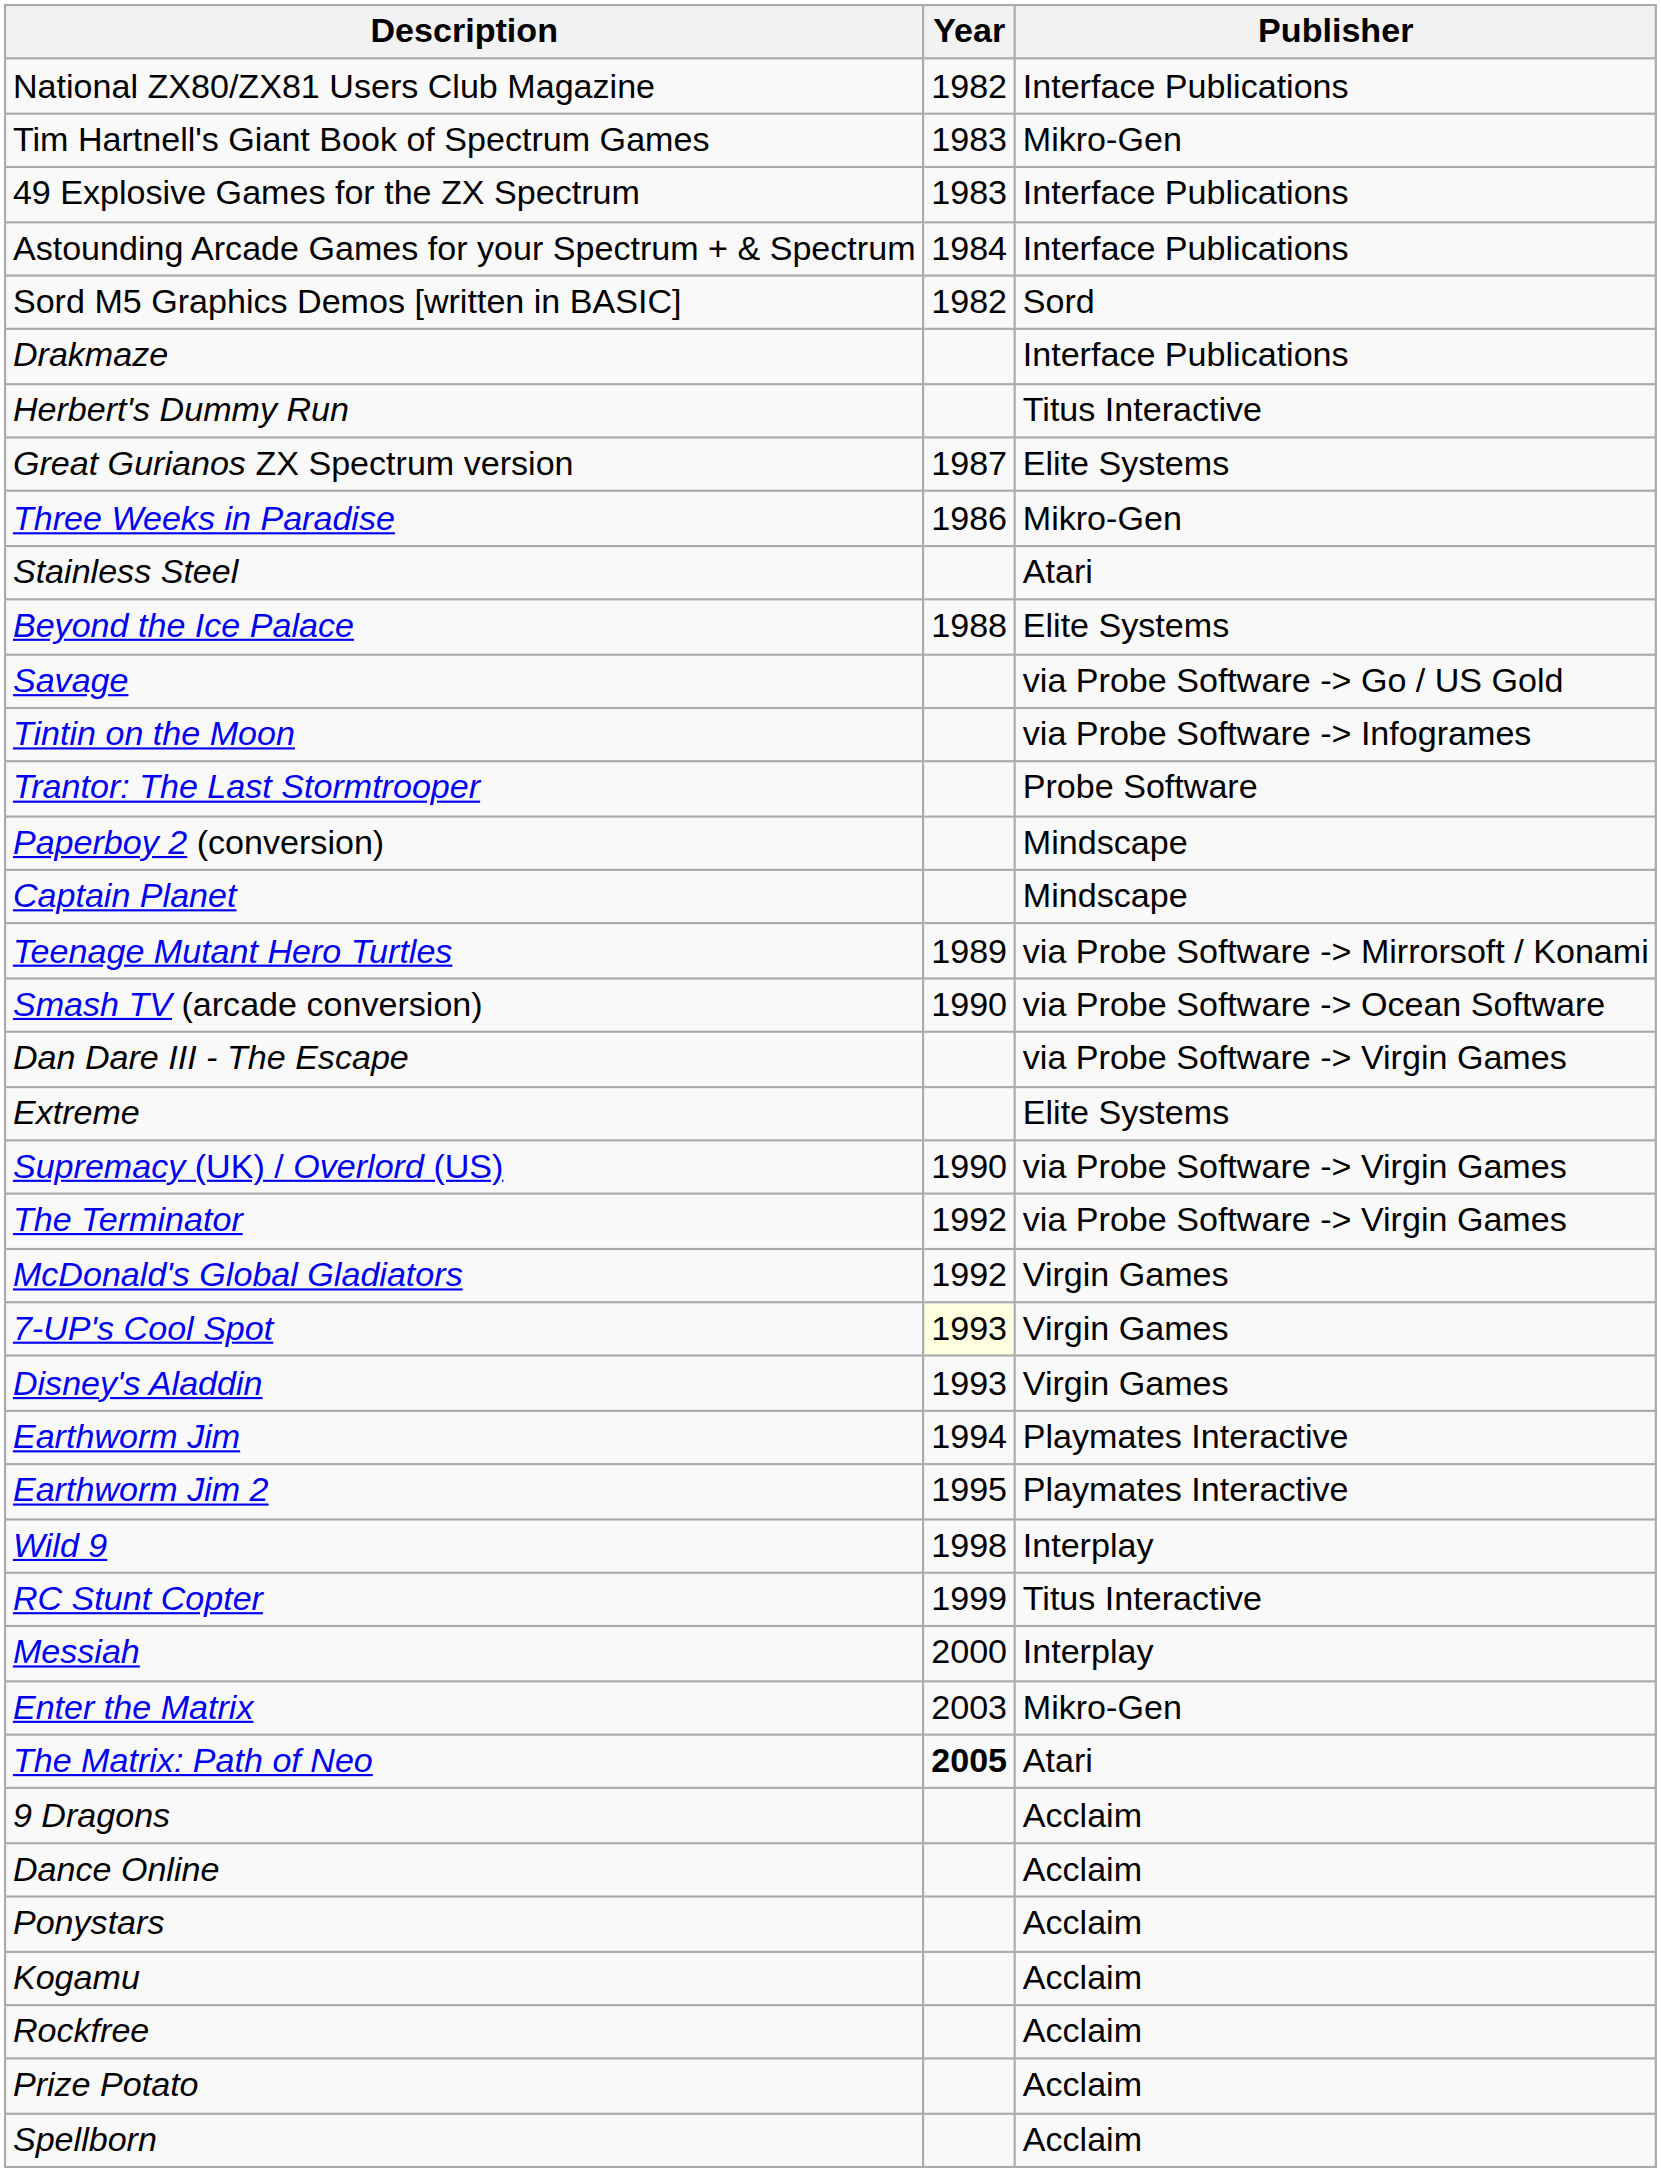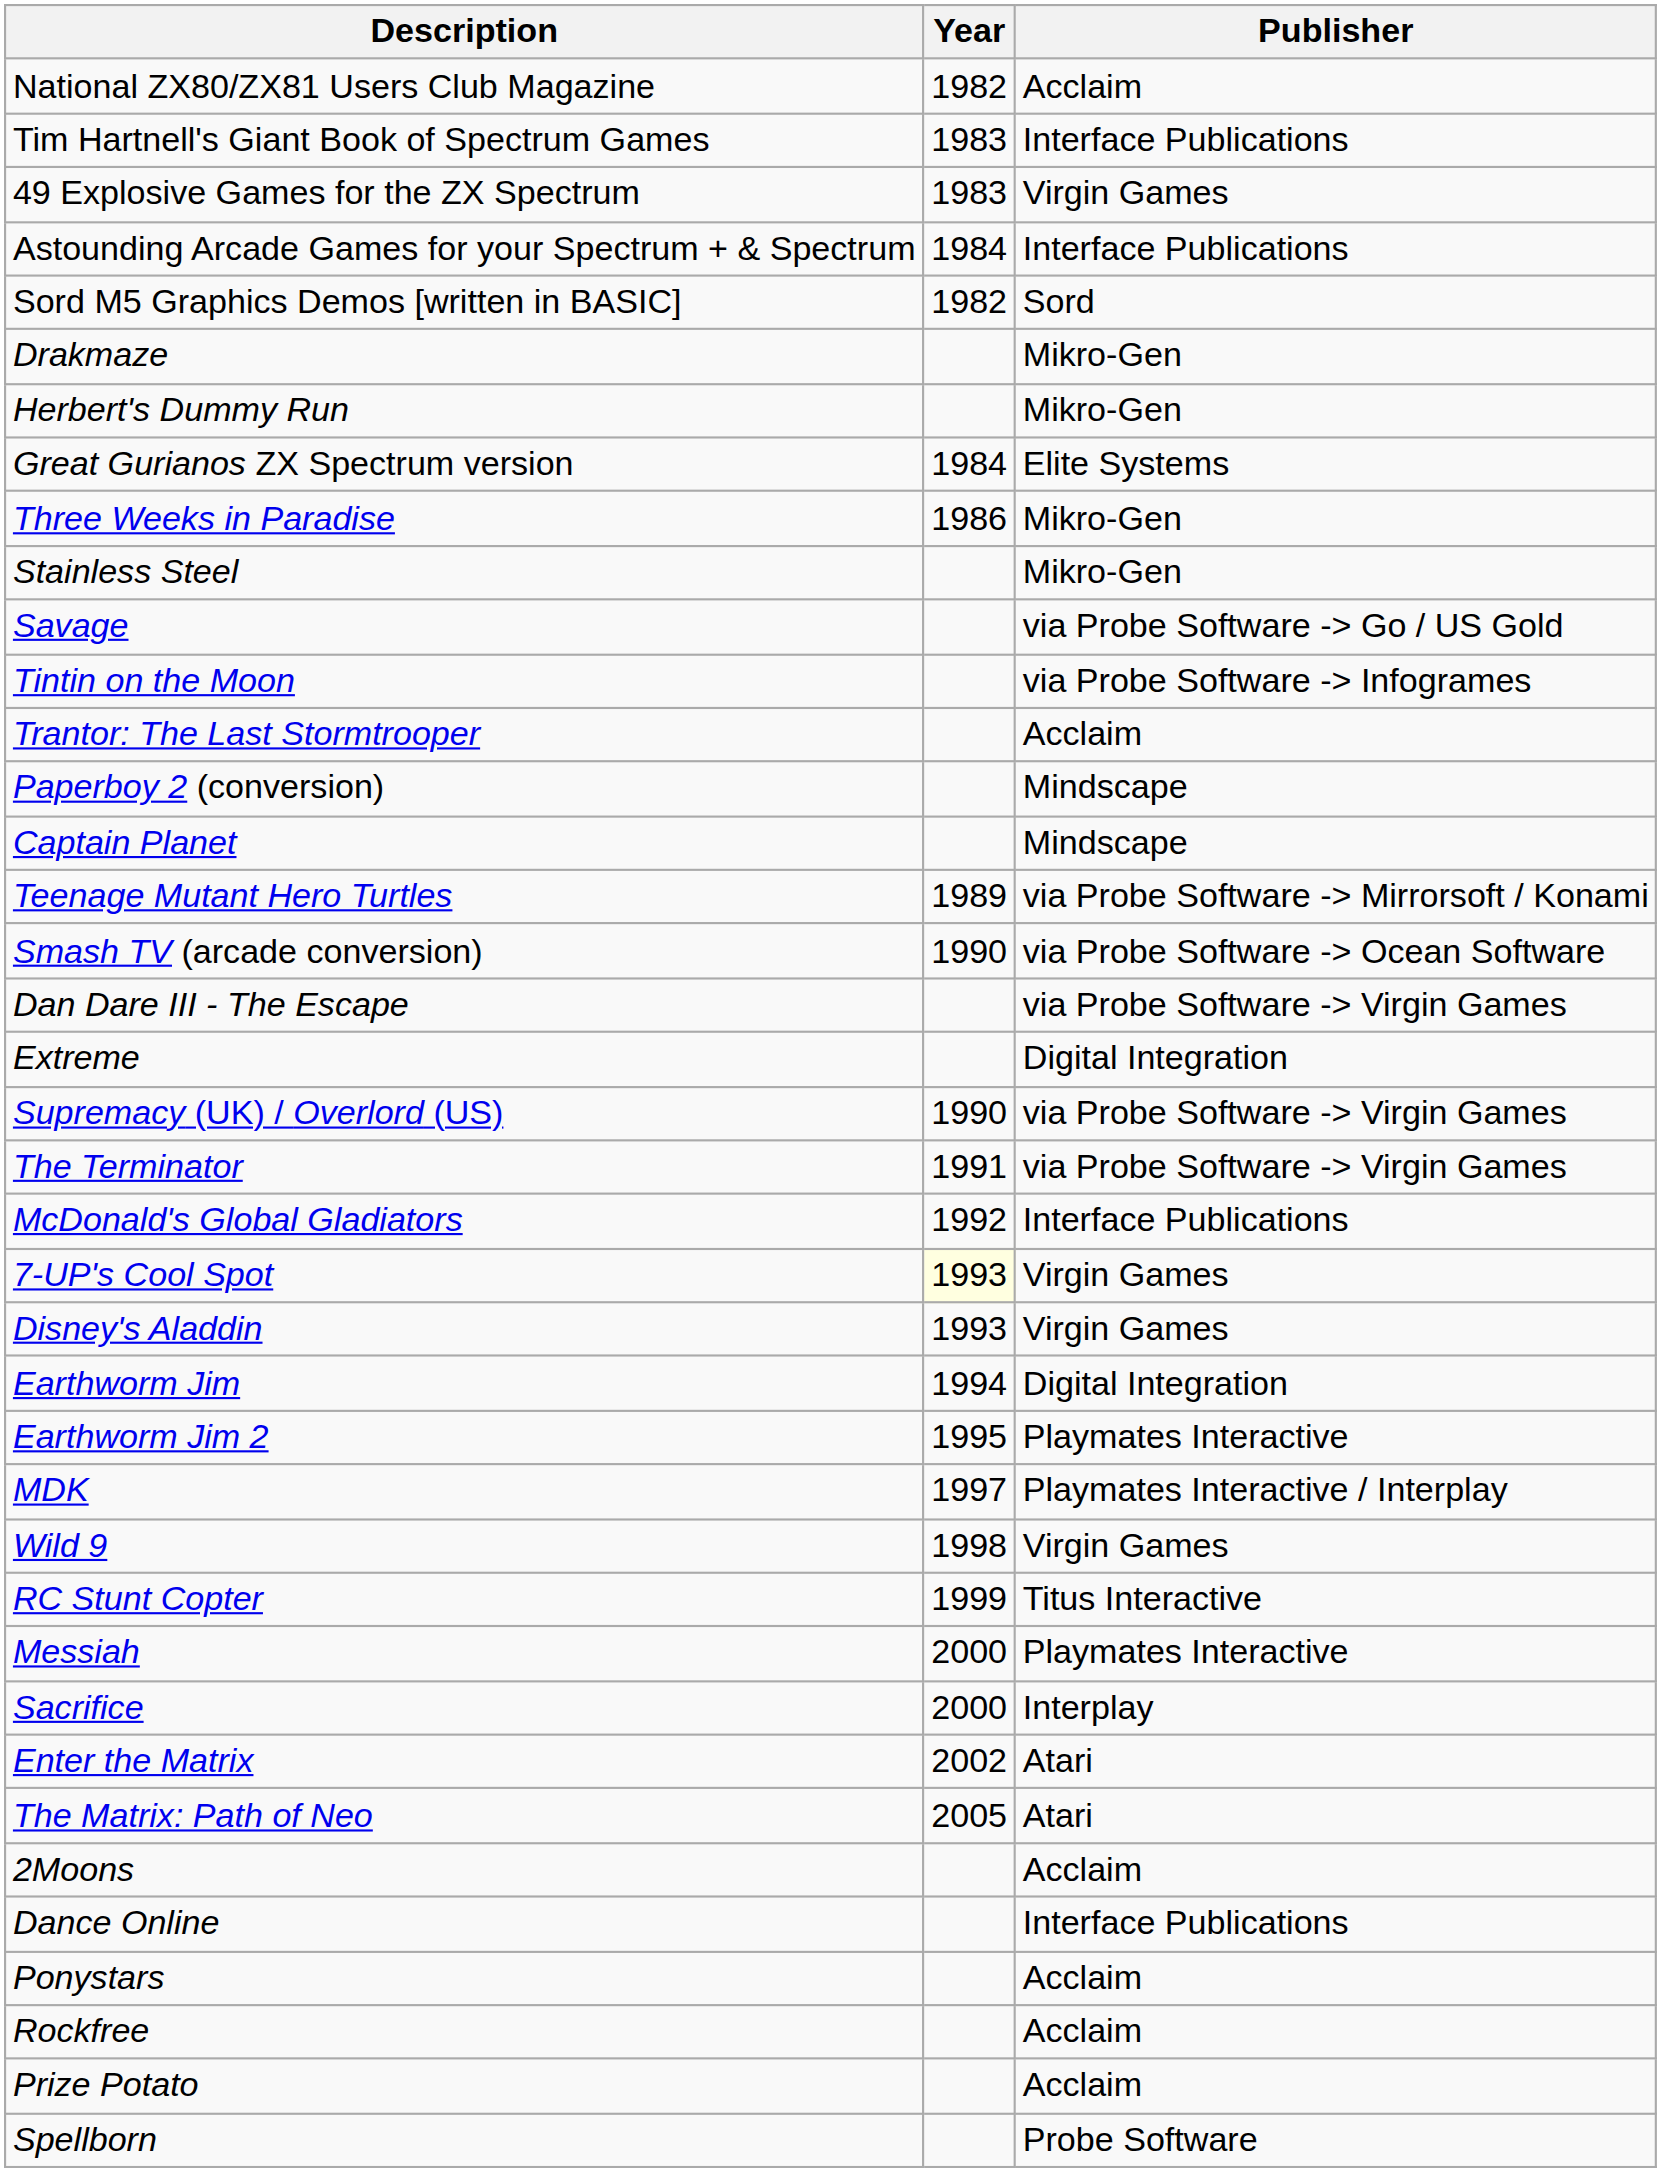(1186, 85) Interface Publications -> (1082, 85) Acclaim
(1102, 139) Mikro-Gen -> (1186, 139) Interface Publications
(1186, 193) Interface Publications -> (1126, 193) Virgin Games
(1186, 355) Interface Publications -> (1102, 355) Mikro-Gen
(1142, 409) Titus Interactive -> (1102, 409) Mikro-Gen
(969, 463) 1987 -> (969, 463) 1984
(1058, 572) Atari -> (1102, 572) Mikro-Gen
- row: (183, 626)
(1140, 788) Probe Software -> (1082, 734) Acclaim
(1126, 1112) Elite Systems -> (1155, 1058) Digital Integration
(969, 1220) 1992 -> (969, 1166) 1991
(1126, 1274) Virgin Games -> (1186, 1220) Interface Publications
(1186, 1436) Playmates Interactive -> (1155, 1382) Digital Integration
+ row: (51, 1490)
(1088, 1544) Interplay -> (1126, 1544) Virgin Games
(1088, 1652) Interplay -> (1186, 1652) Playmates Interactive
+ row: (78, 1707)
(969, 1707) 2003 -> (969, 1761) 2002
(1102, 1707) Mikro-Gen -> (1058, 1761) Atari
(969, 1761) bold -> (969, 1815) normal
+ row: (74, 1869)
- row: (92, 1815)
(1082, 1869) Acclaim -> (1186, 1923) Interface Publications
- row: (76, 1977)
(1082, 2139) Acclaim -> (1140, 2139) Probe Software
